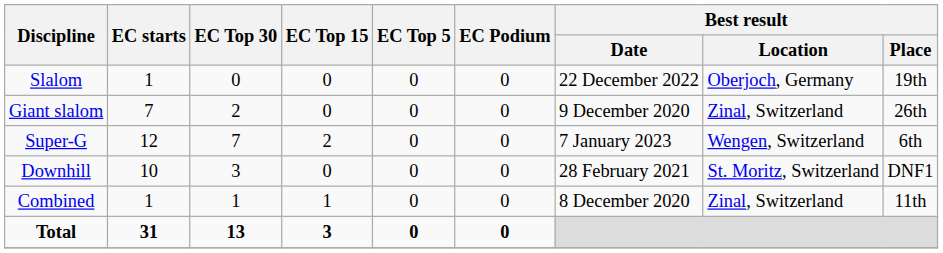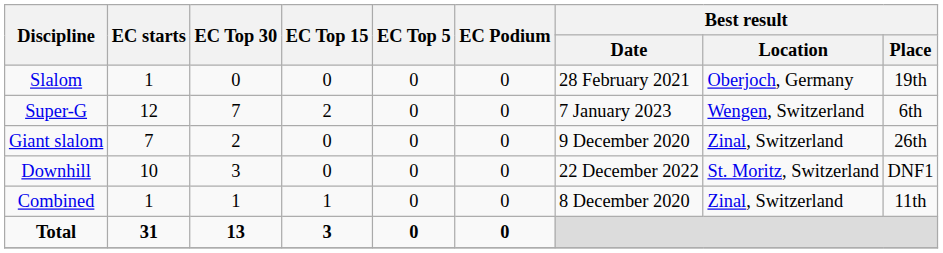(629, 80) 22 December 2022 -> (624, 80) 28 February 2021
rows swapped: (56, 110) <-> (56, 141)
(624, 171) 28 February 2021 -> (629, 171) 22 December 2022
